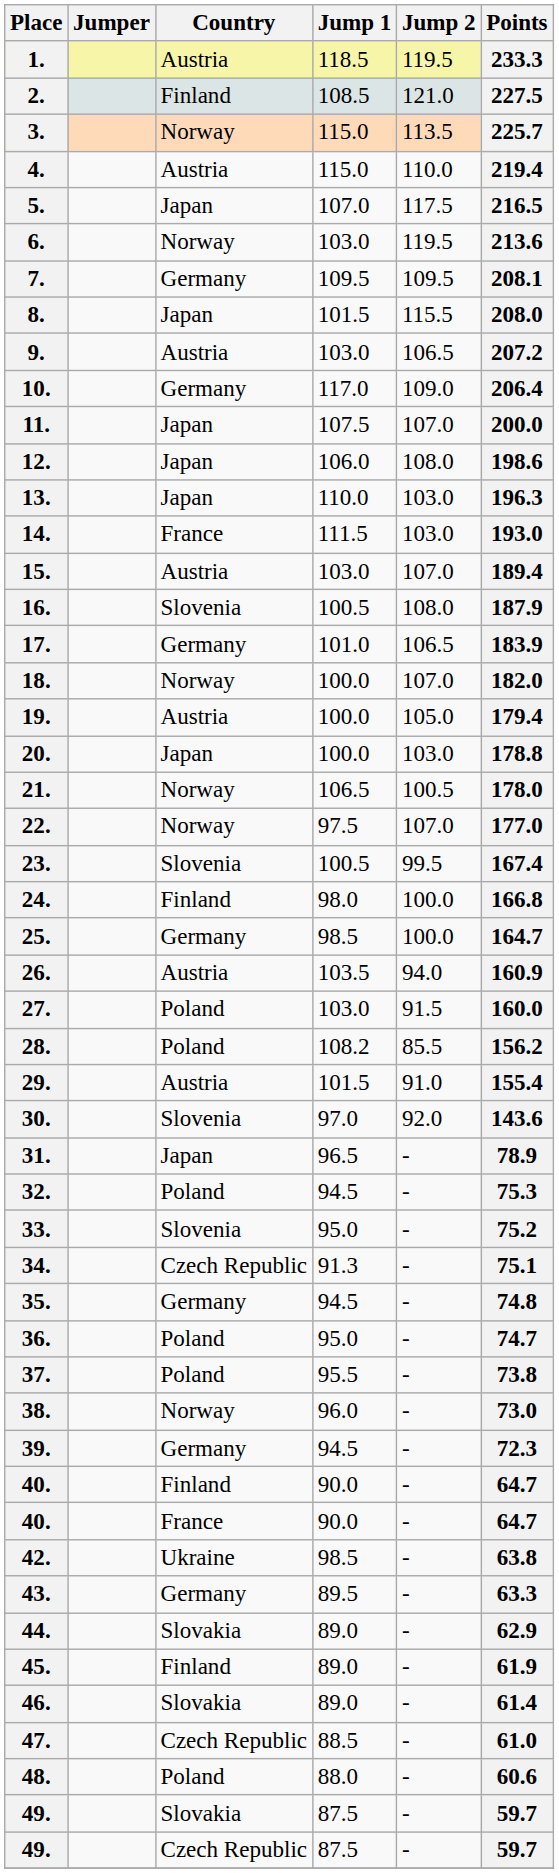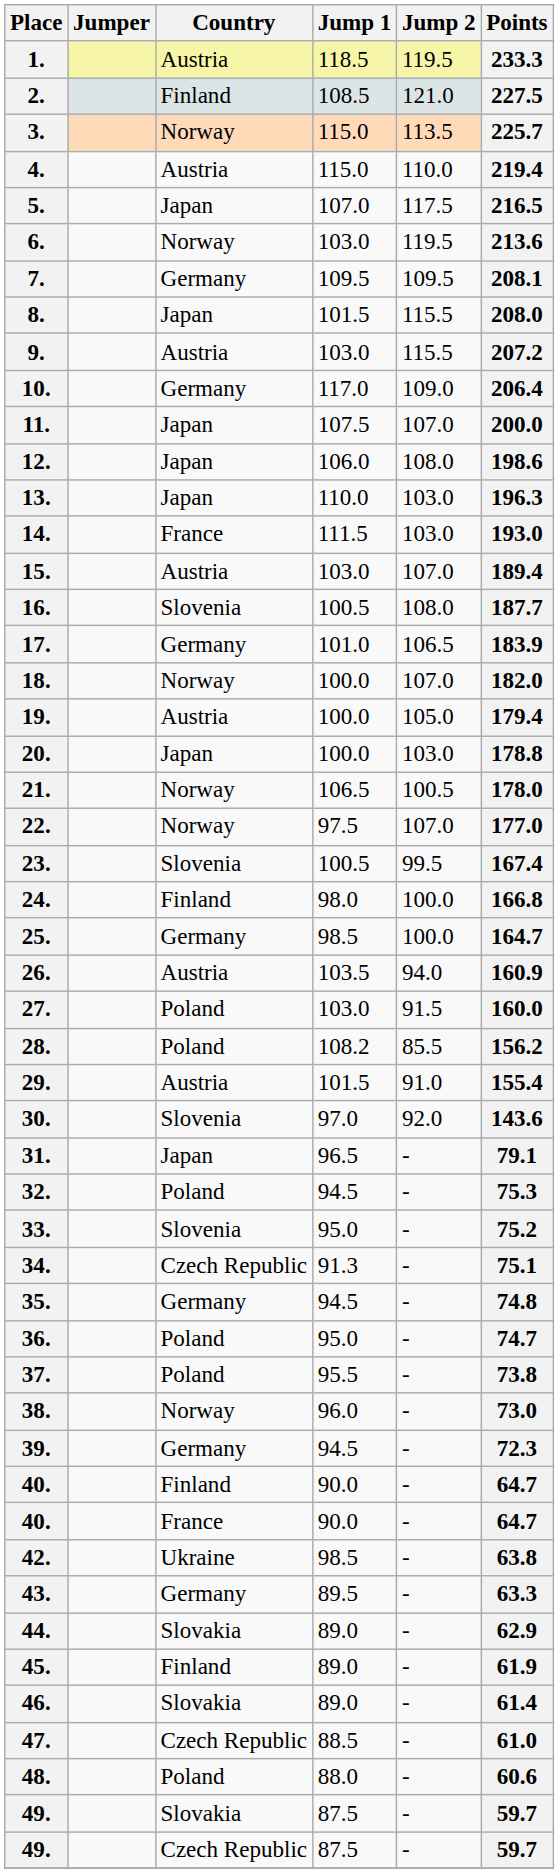(428, 351) 106.5 -> (427, 351) 115.5
(517, 607) 187.9 -> (517, 607) 187.7
(517, 1155) 78.9 -> (517, 1155) 79.1
